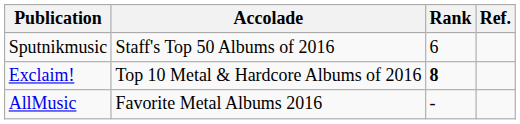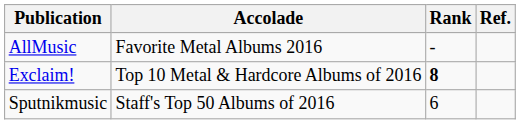rows swapped: (43, 103) <-> (58, 47)
